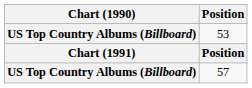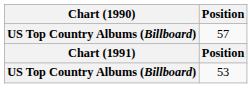rows swapped: (223, 33) <-> (223, 72)
